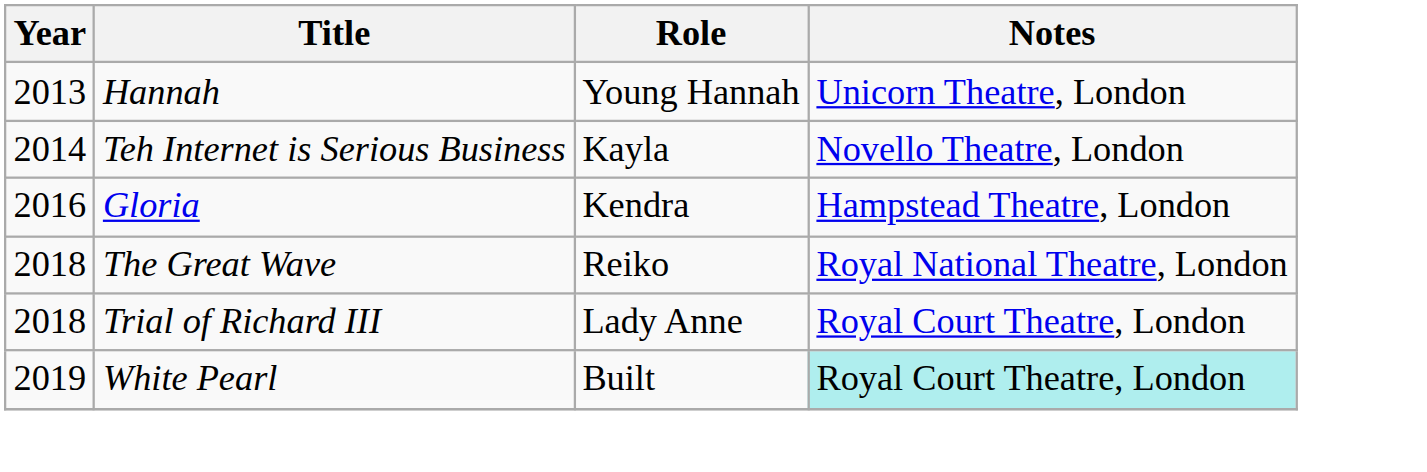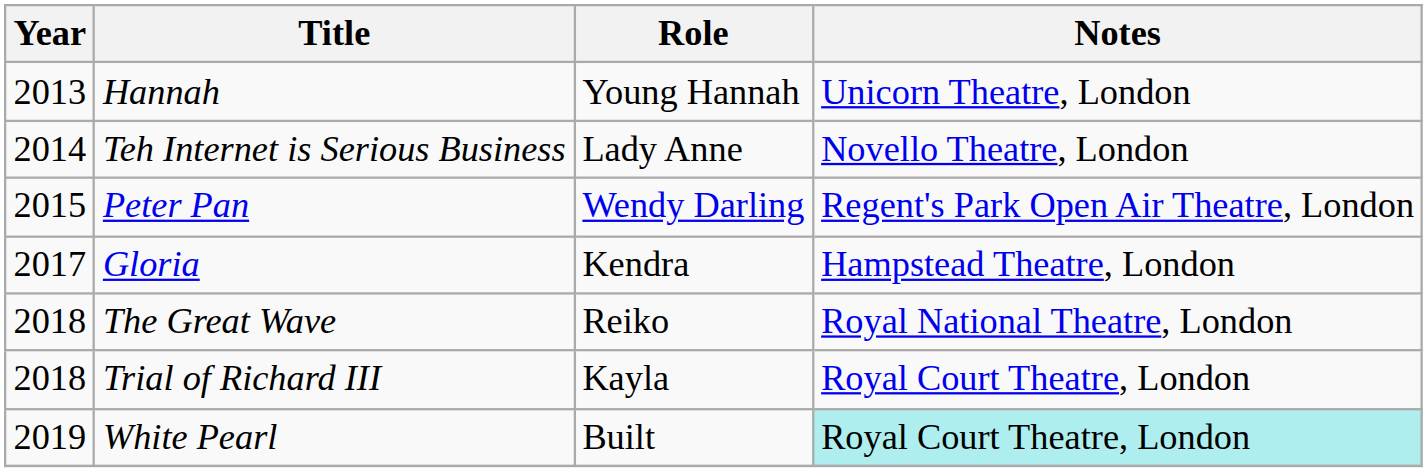(626, 148) Kayla -> (663, 148) Lady Anne
+ row: (176, 206)
(50, 206) 2016 -> (50, 263) 2017
(663, 321) Lady Anne -> (626, 378) Kayla
